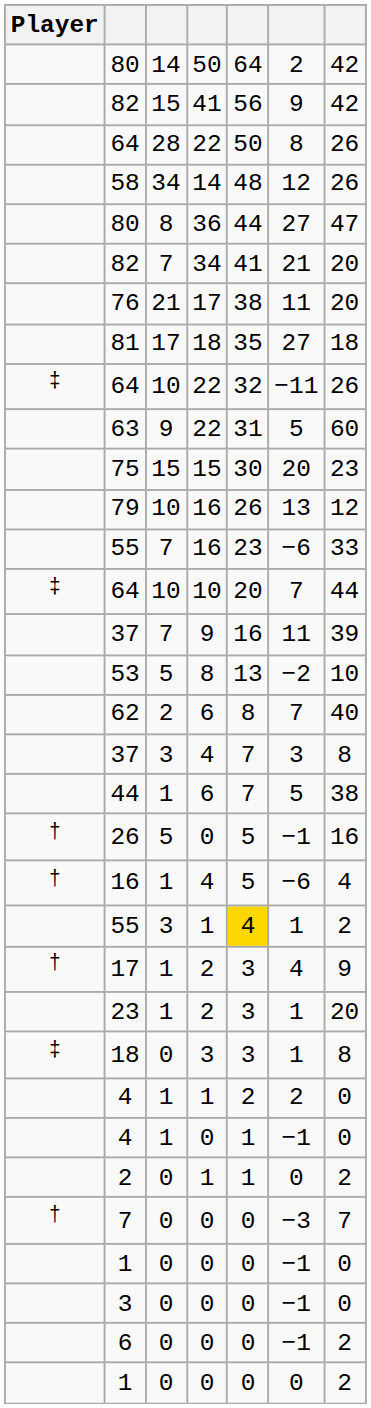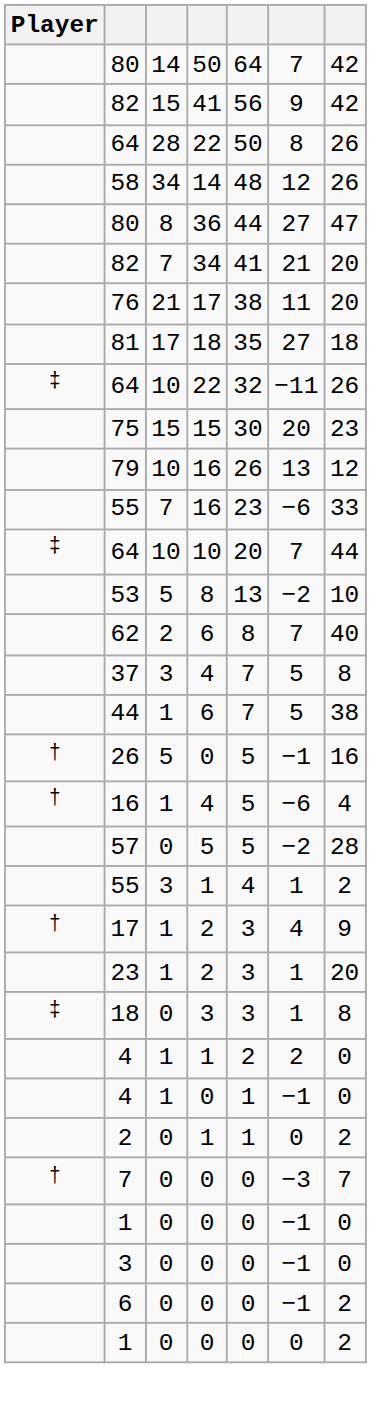(296, 65) 2 -> (296, 65) 7
- row: (125, 429)
- row: (125, 635)
(296, 754) 3 -> (296, 675) 5
+ row: (125, 847)
(248, 926) gold background -> (248, 886) no background
